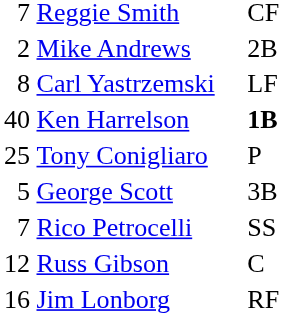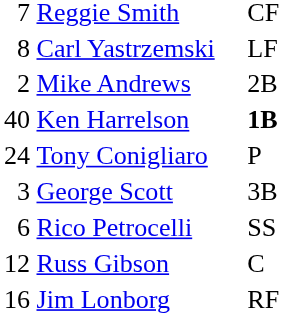rows swapped: (114, 48) <-> (139, 83)
(17, 155) 25 -> (17, 155) 24
(17, 191) 5 -> (17, 191) 3
(17, 227) 7 -> (17, 227) 6
